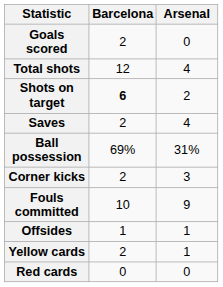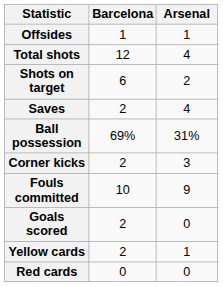rows swapped: (47, 41) <-> (47, 231)
(123, 95) bold -> (123, 81) normal
